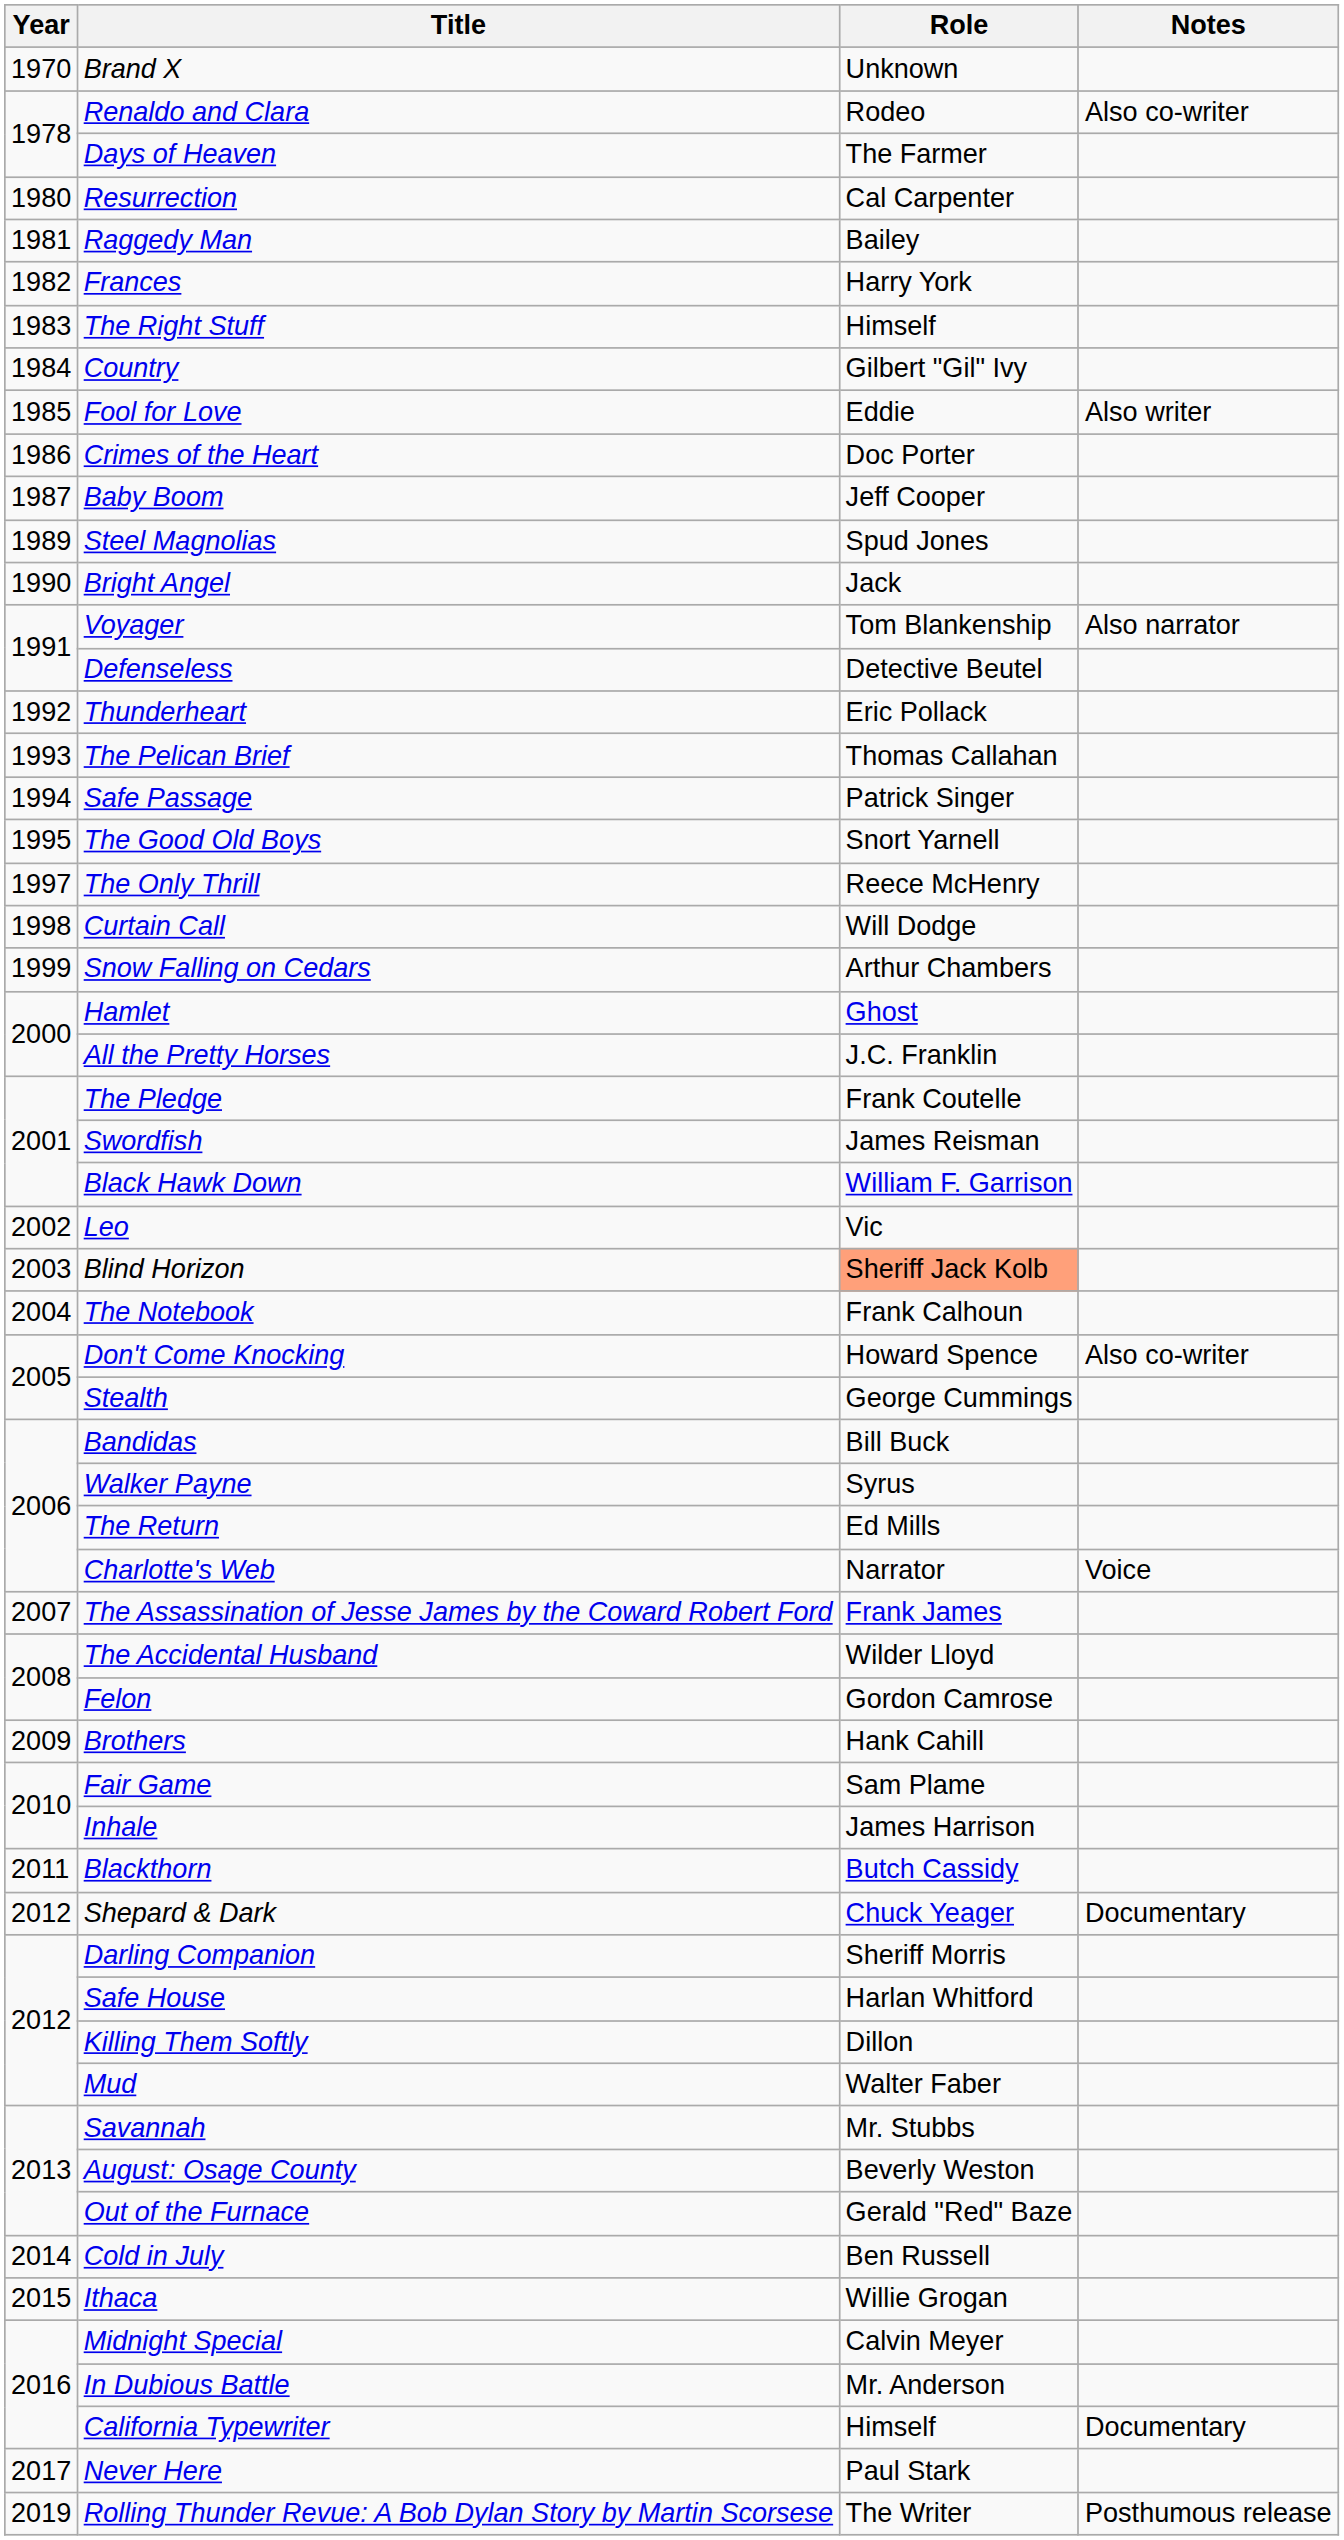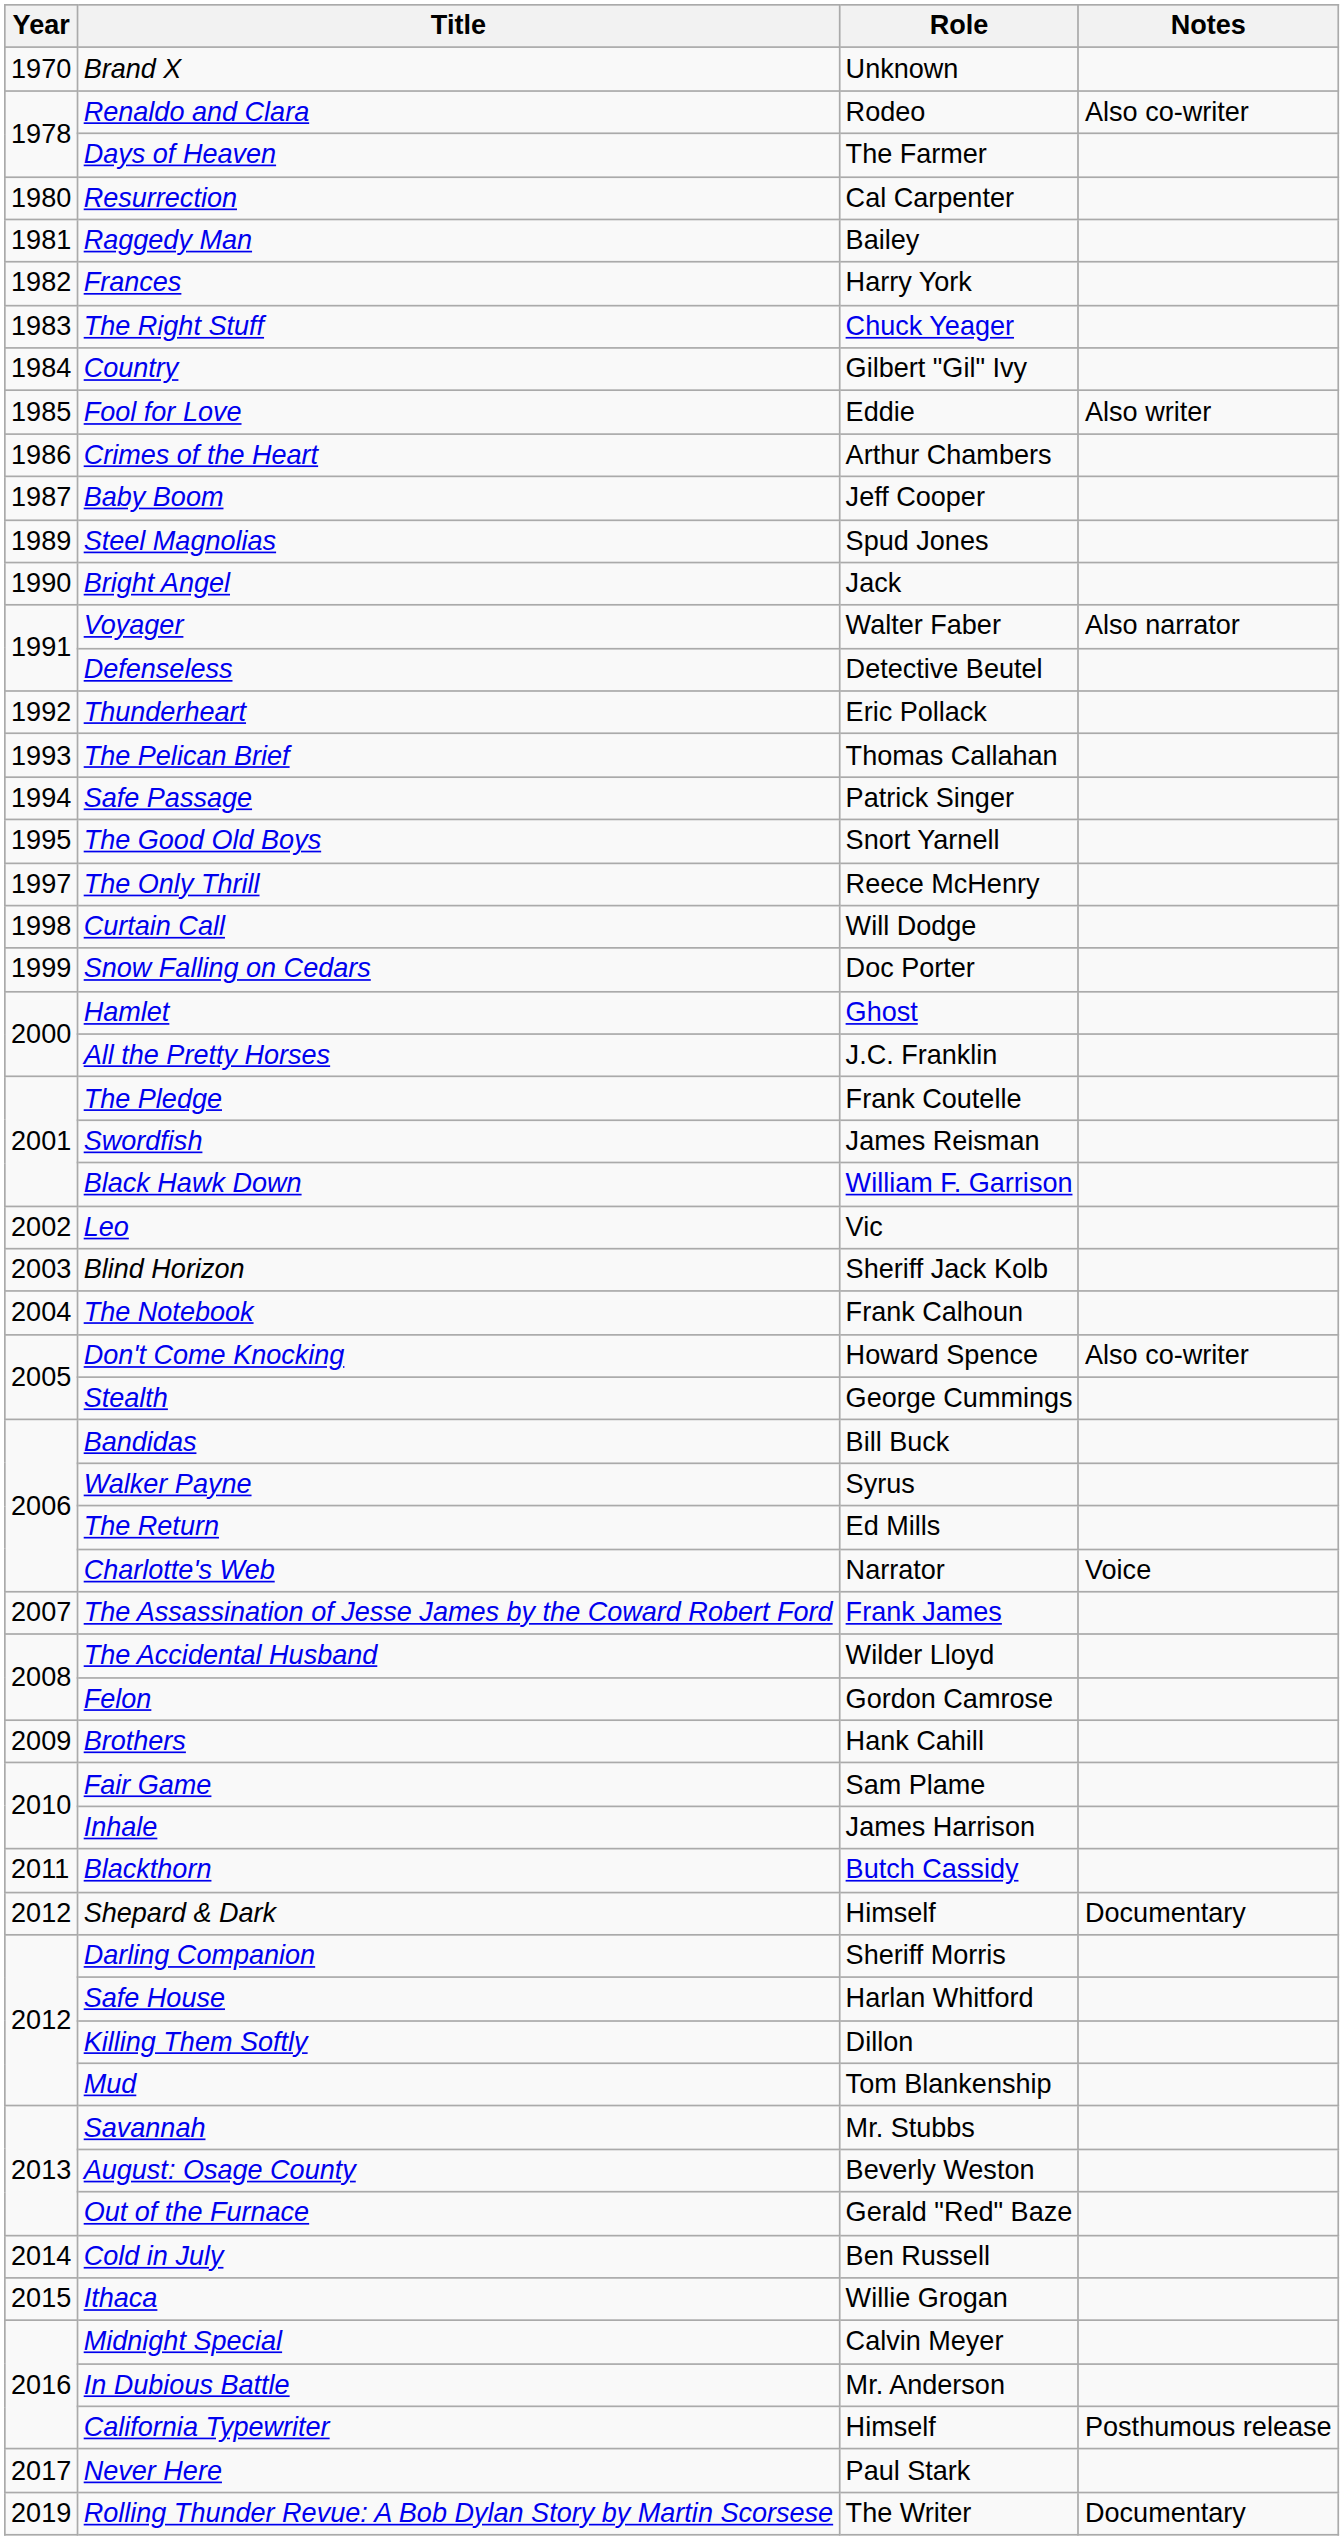(891, 326) Himself -> (930, 326) Chuck Yeager
(910, 454) Doc Porter -> (949, 454) Arthur Chambers
(949, 626) Tom Blankenship -> (923, 626) Walter Faber
(949, 969) Arthur Chambers -> (910, 969) Doc Porter
(947, 1269) lightsalmon background -> (947, 1269) no background
(930, 1912) Chuck Yeager -> (891, 1912) Himself
(923, 2084) Walter Faber -> (949, 2084) Tom Blankenship
(1165, 2427) Documentary -> (1208, 2427) Posthumous release
(1208, 2513) Posthumous release -> (1165, 2513) Documentary
